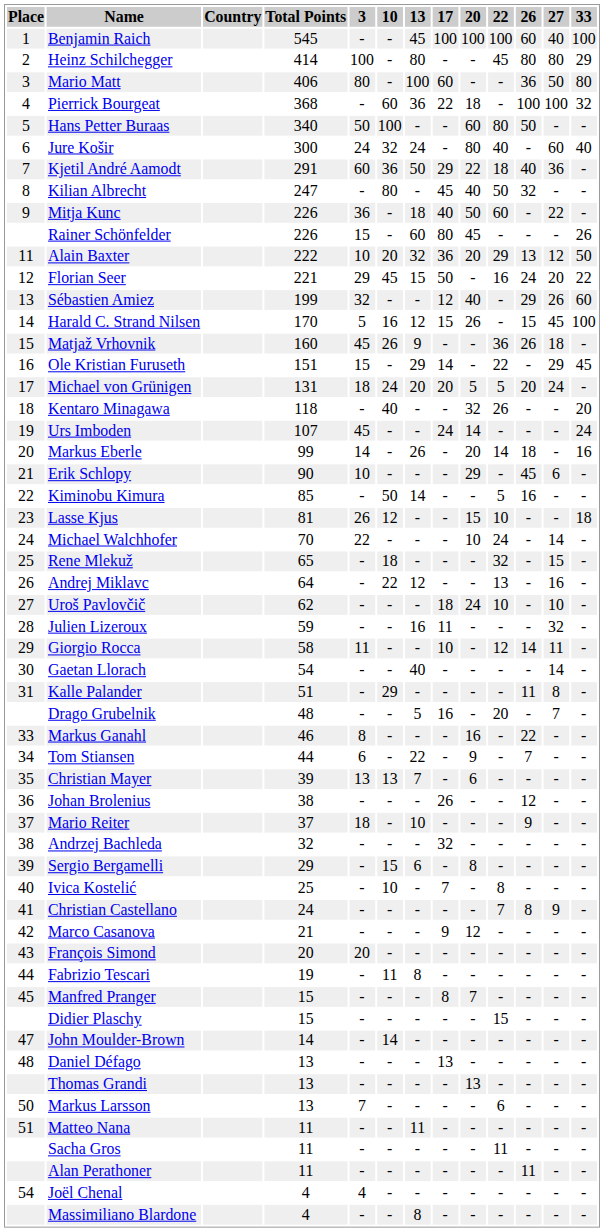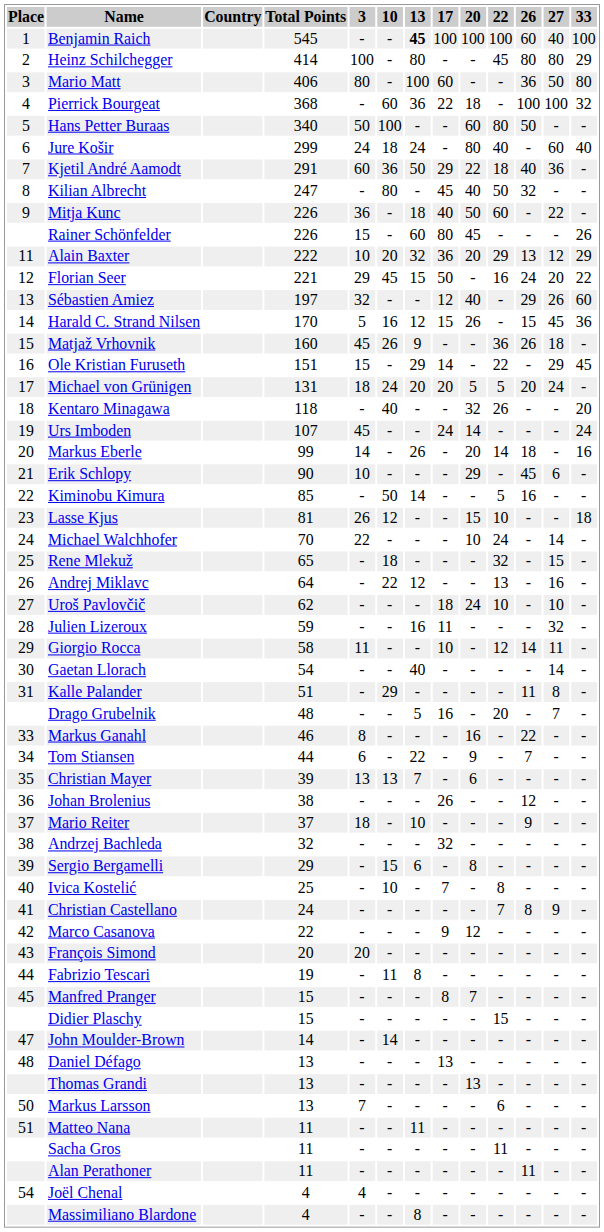(417, 38) normal -> (417, 38) bold
(306, 147) 300 -> (306, 147) 299
(390, 147) 32 -> (390, 147) 18
(584, 256) 50 -> (584, 256) 29
(306, 300) 199 -> (306, 300) 197
(584, 321) 100 -> (584, 321) 36
(306, 931) 21 -> (306, 931) 22
